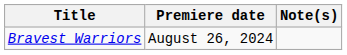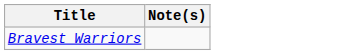- column: (211, 16)
